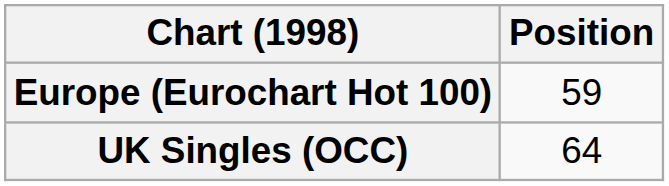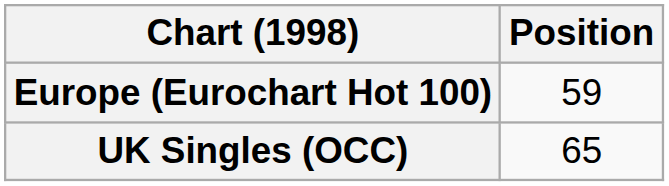(582, 150) 64 -> (582, 150) 65
